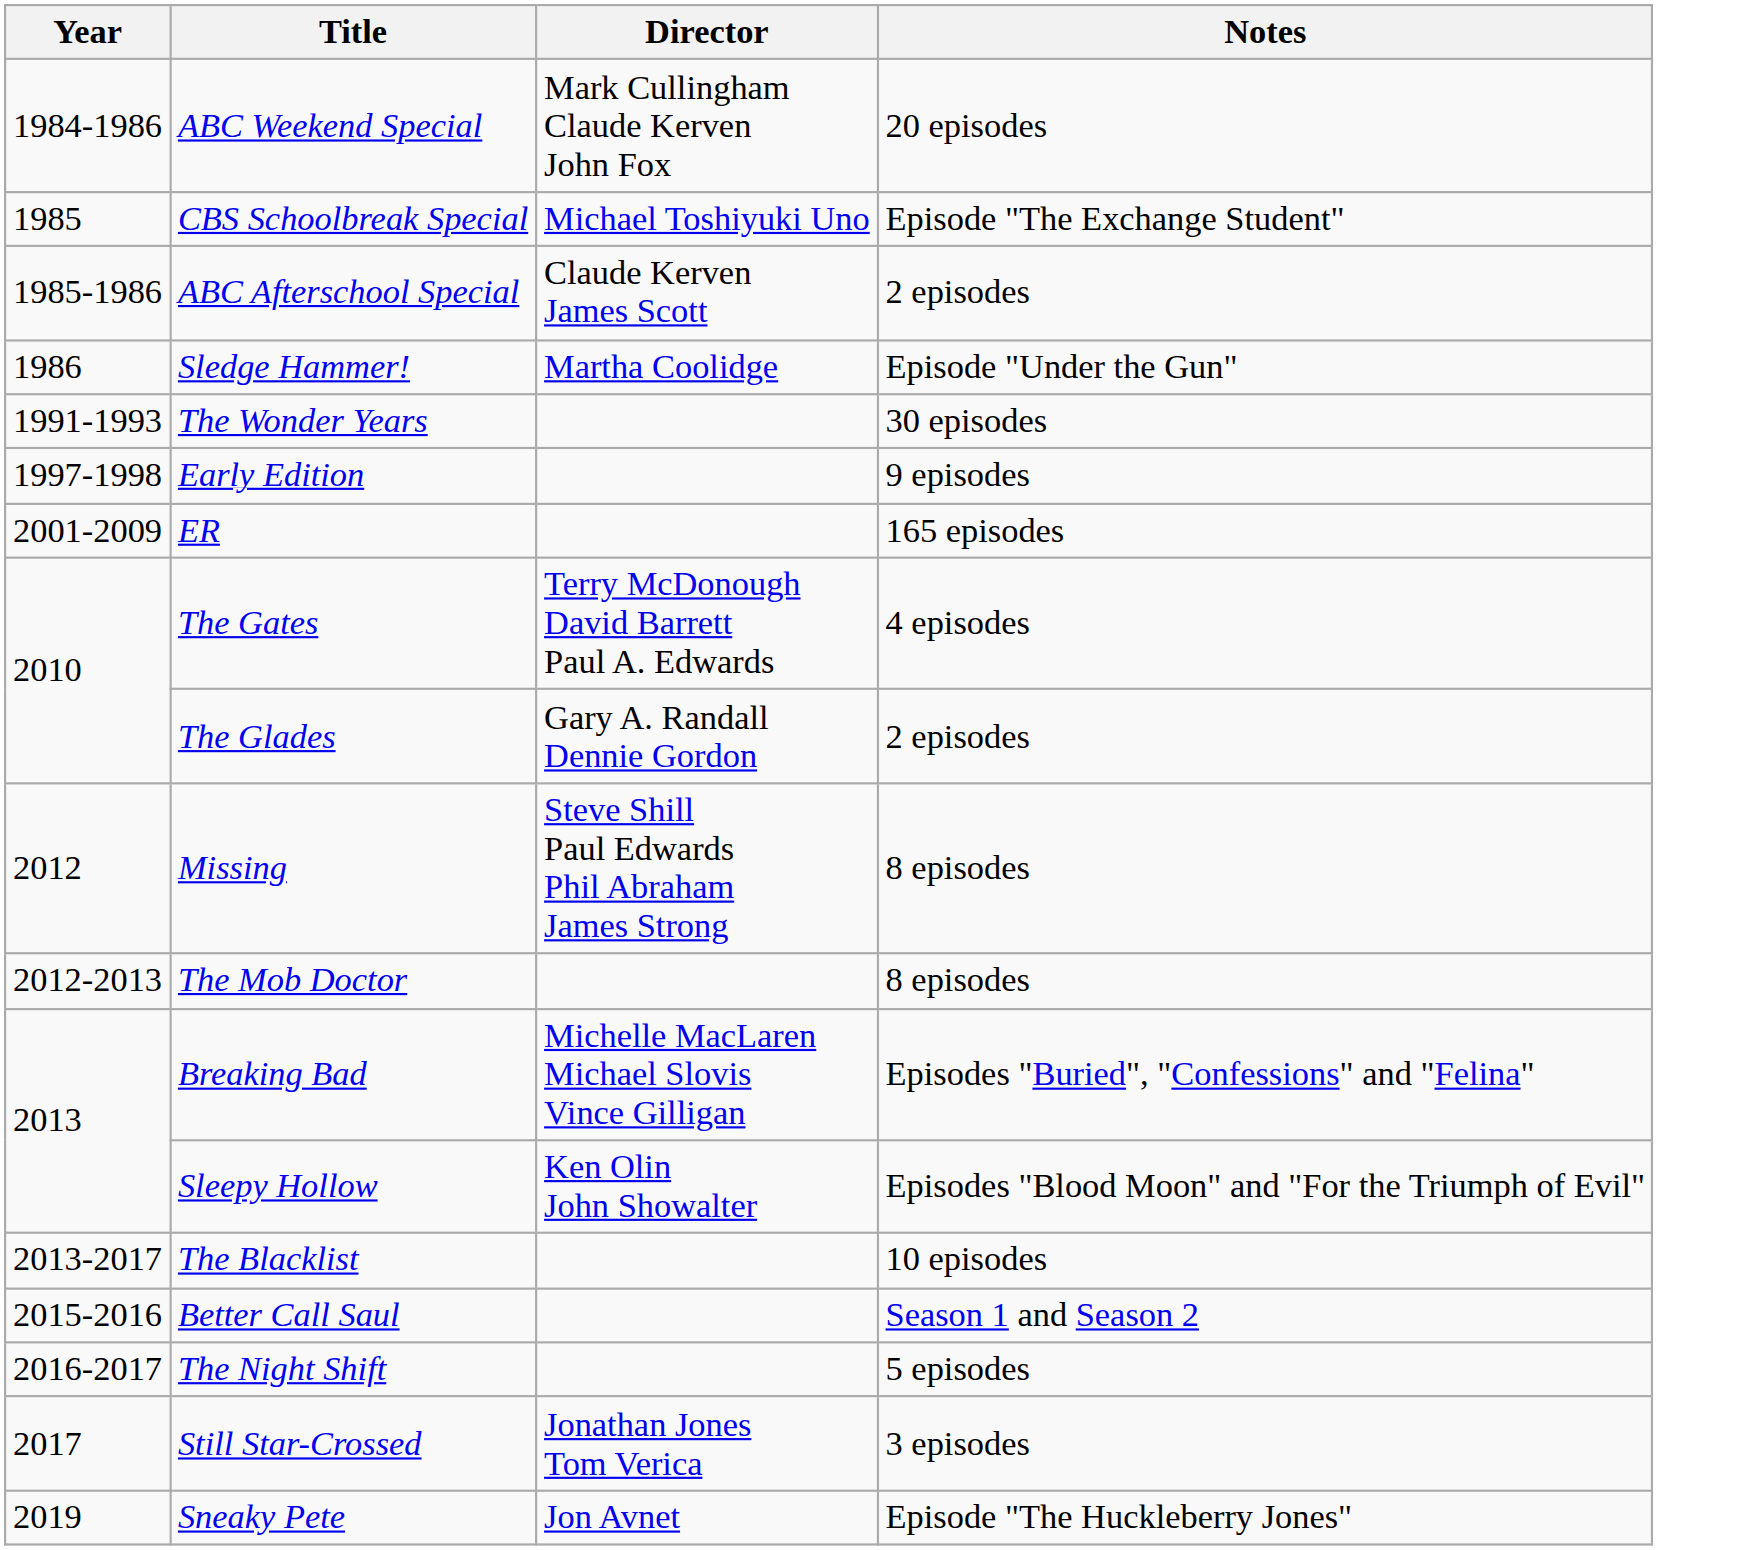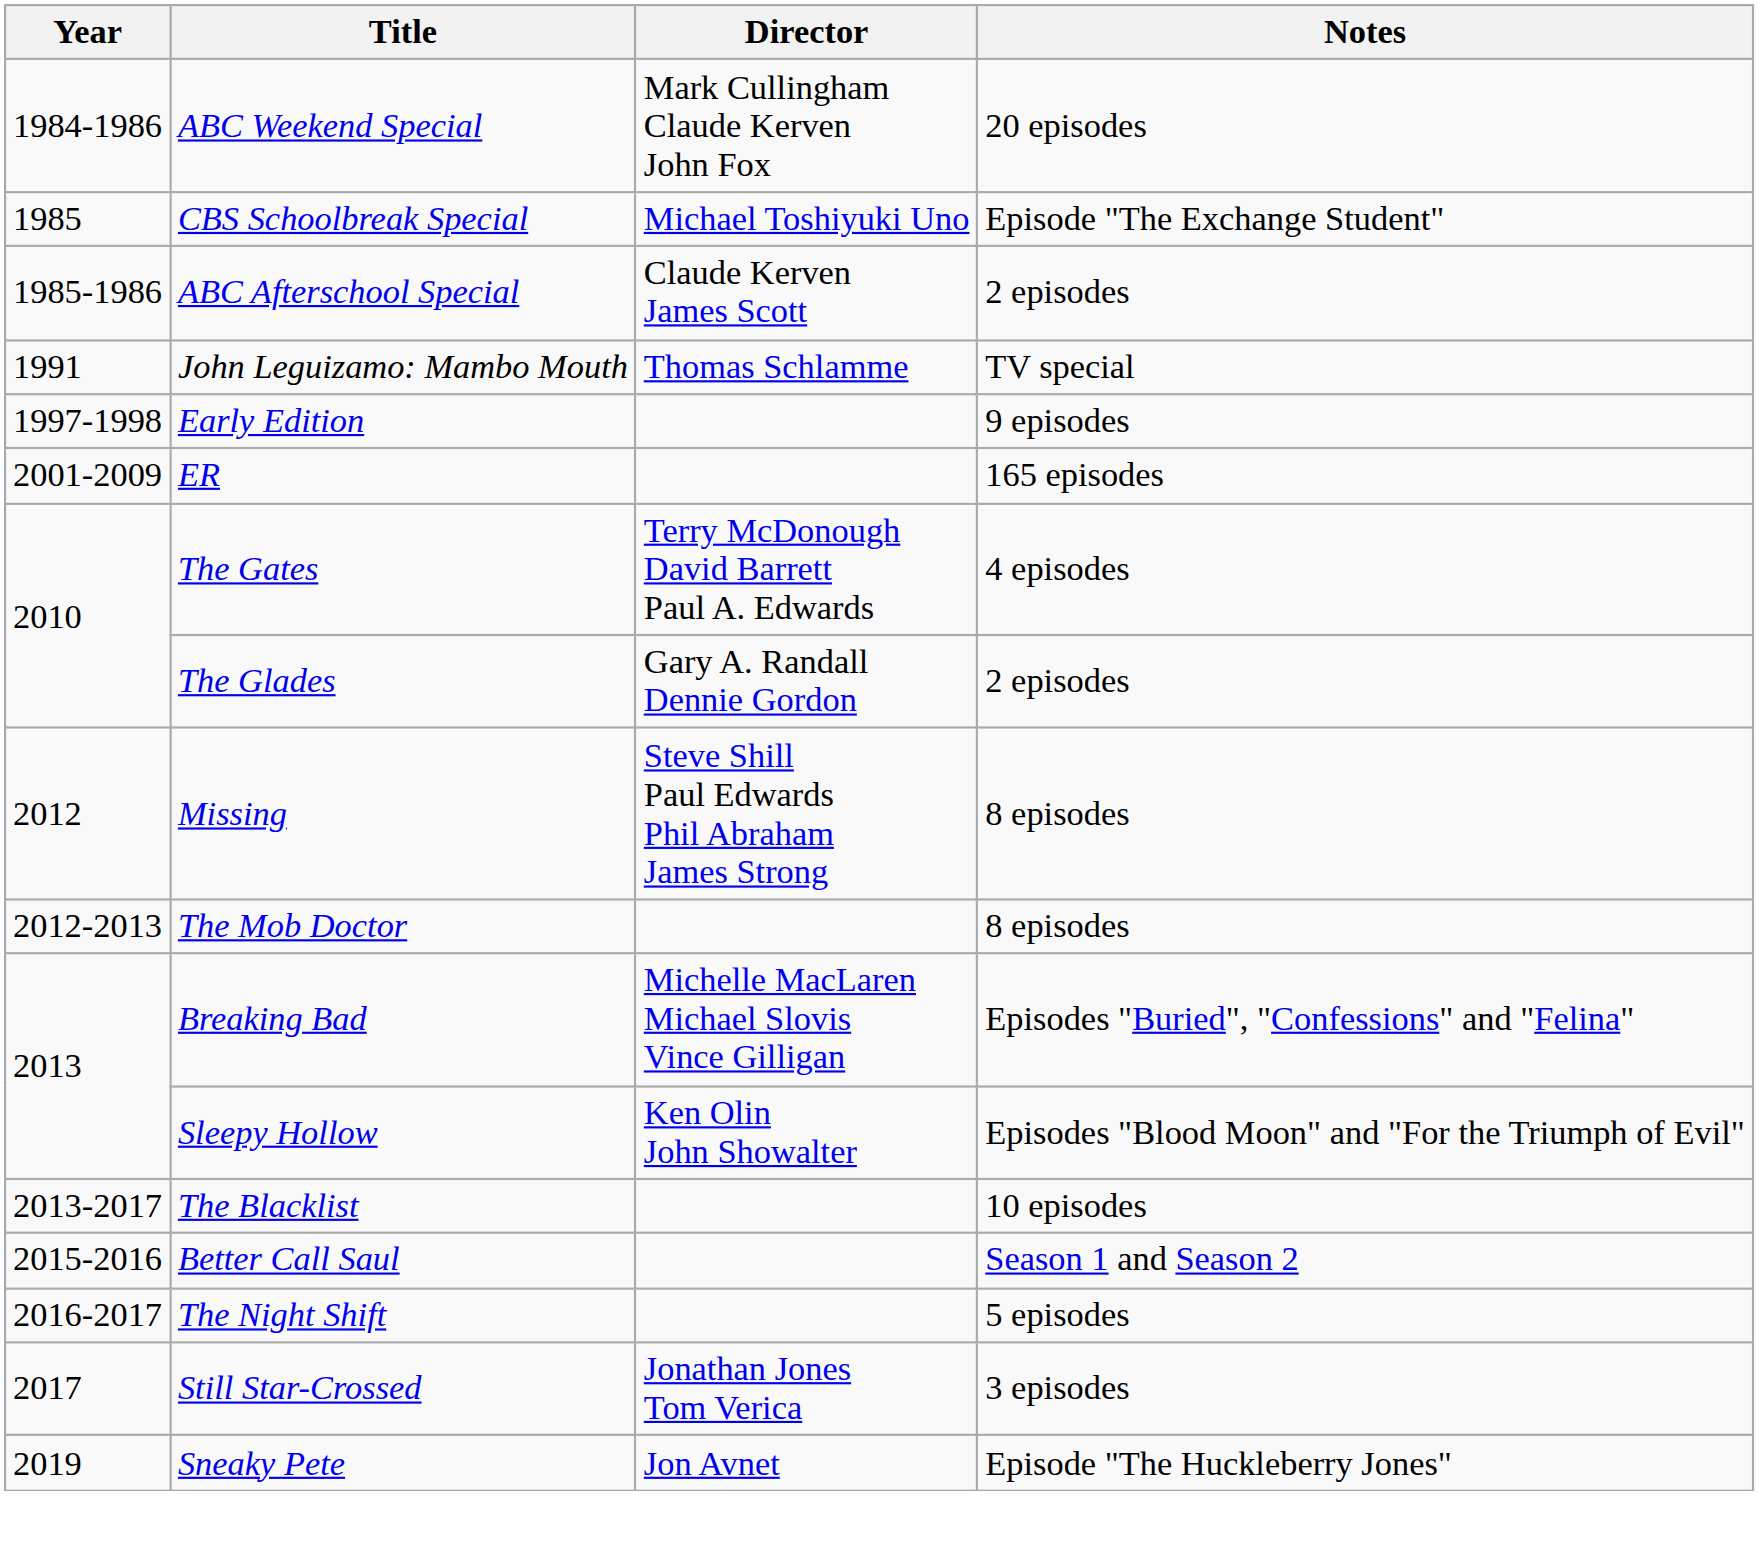- row: (294, 366)
- row: (303, 420)
+ row: (403, 366)
